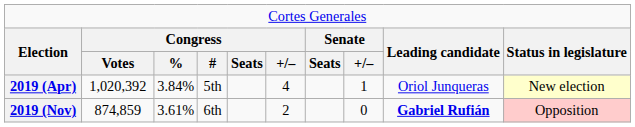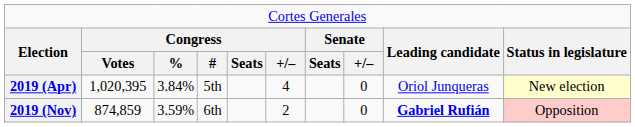(118, 87) 1,020,392 -> (118, 87) 1,020,395
(364, 87) 1 -> (364, 87) 0
(176, 110) 3.61% -> (176, 110) 3.59%
